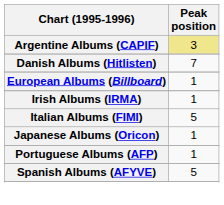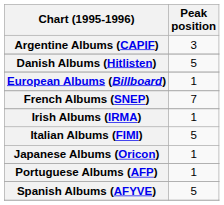(194, 44) khaki background -> (194, 44) no background
(194, 63) 7 -> (194, 63) 5
+ row: (86, 99)
